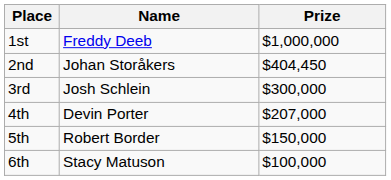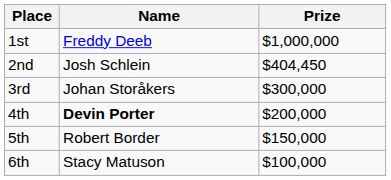(119, 65) Johan Storåkers -> (107, 65) Josh Schlein
(107, 89) Josh Schlein -> (119, 89) Johan Storåkers
(106, 114) normal -> (109, 114) bold
(294, 114) $207,000 -> (294, 114) $200,000
